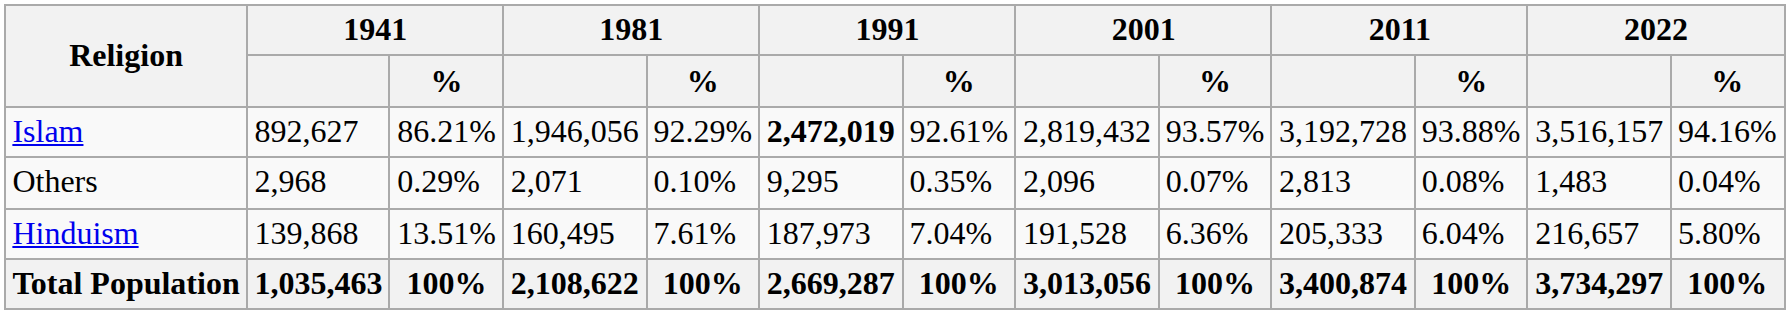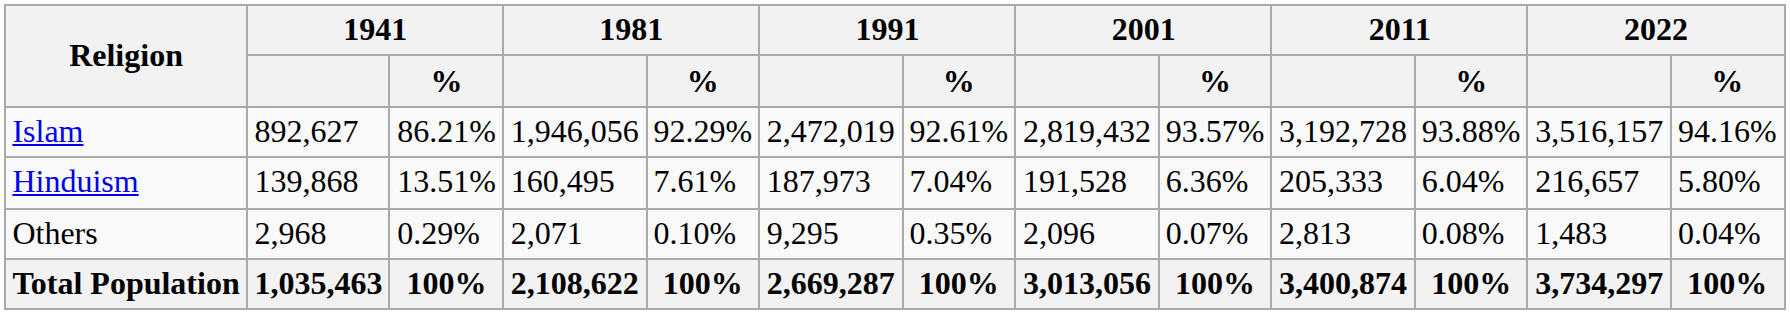(831, 131) bold -> (831, 131) normal
rows swapped: (76, 232) <-> (55, 182)
